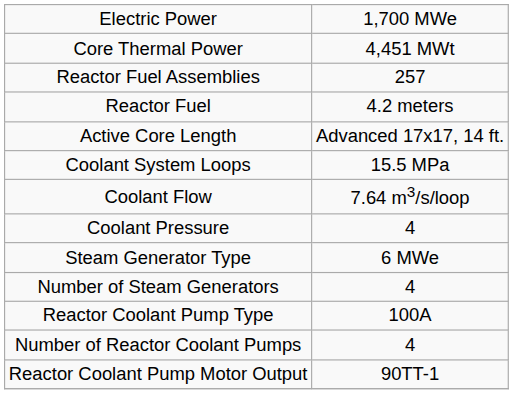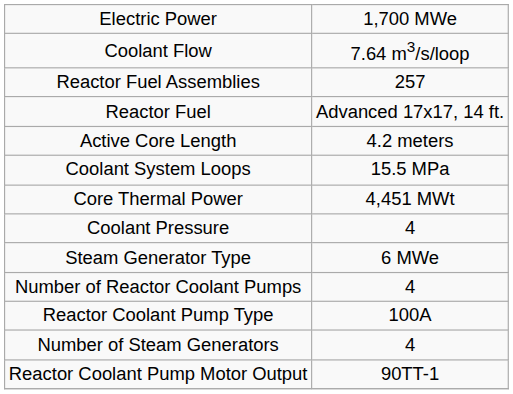rows swapped: (158, 48) <-> (158, 196)
(410, 106) 4.2 meters -> (410, 111) Advanced 17x17, 14 ft.
(410, 135) Advanced 17x17, 14 ft. -> (410, 140) 4.2 meters
rows swapped: (158, 286) <-> (158, 345)
